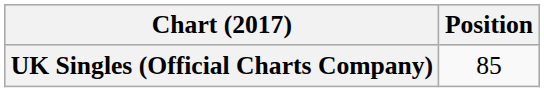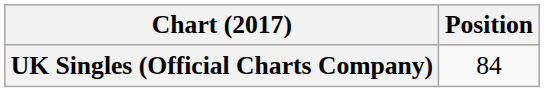(489, 65) 85 -> (489, 65) 84
